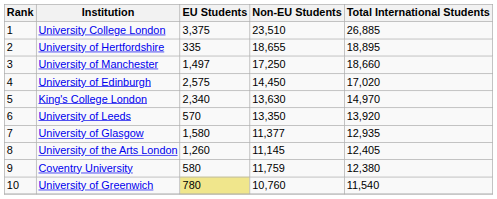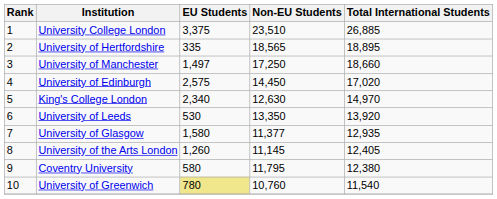(269, 47) 18,655 -> (269, 47) 18,565
(269, 99) 13,630 -> (269, 99) 12,630
(192, 116) 570 -> (192, 116) 530
(269, 168) 11,759 -> (269, 168) 11,795
